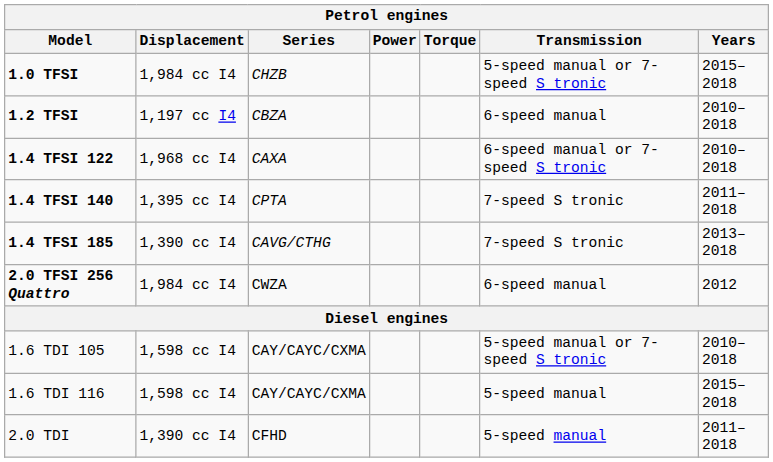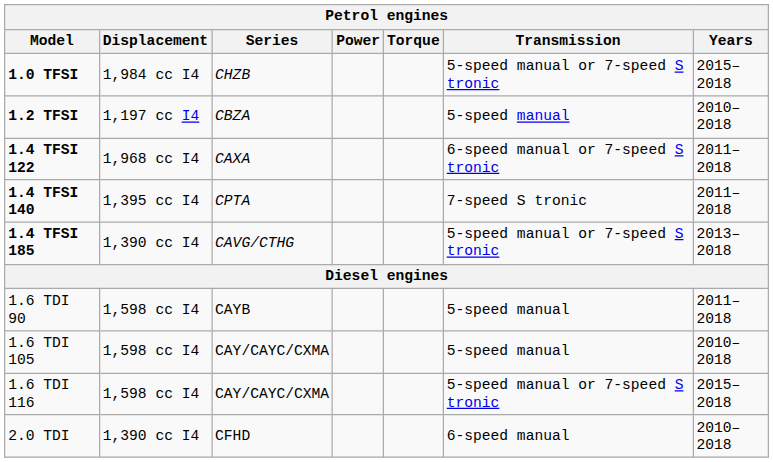(545, 117) 6-speed manual -> (508, 117) 5-speed manual
(724, 159) 2010–2018 -> (718, 159) 2011–2018
(554, 243) 7-speed S tronic -> (565, 243) 5-speed manual or 7-speed S tronic
- row: (61, 285)
+ row: (39, 309)
(571, 351) 5-speed manual or 7-speed S tronic -> (508, 351) 5-speed manual
(545, 394) 5-speed manual -> (565, 394) 5-speed manual or 7-speed S tronic
(545, 436) 5-speed manual -> (508, 436) 6-speed manual
(724, 436) 2011–2018 -> (718, 436) 2010–2018
